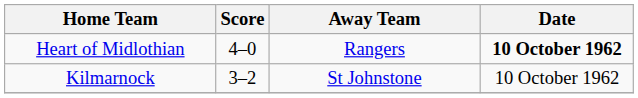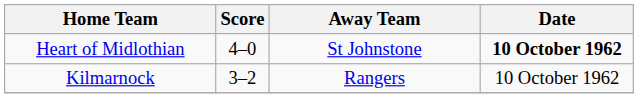(374, 48) Rangers -> (374, 48) St Johnstone
(374, 78) St Johnstone -> (374, 78) Rangers
